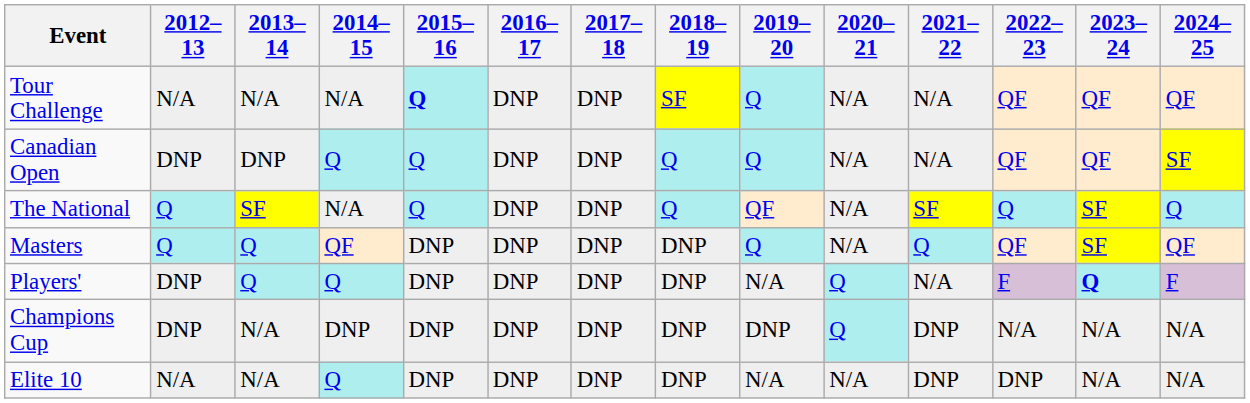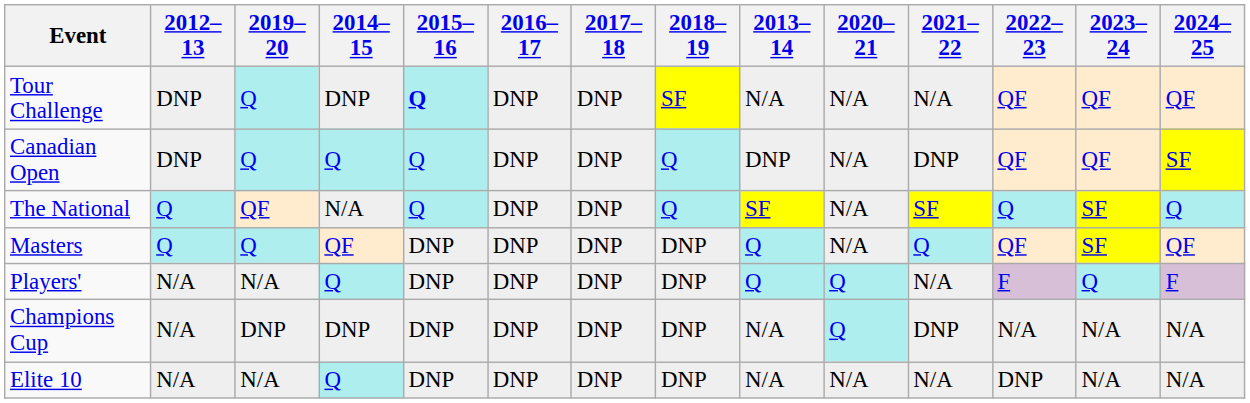columns swapped: (277, 35) <-> (782, 35)
(176, 97) N/A -> (179, 97) DNP
(344, 97) N/A -> (347, 97) DNP
(933, 159) N/A -> (936, 159) DNP
(179, 281) DNP -> (176, 281) N/A
(1090, 281) bold -> (1090, 281) normal
(179, 330) DNP -> (176, 330) N/A
(936, 379) DNP -> (933, 379) N/A
